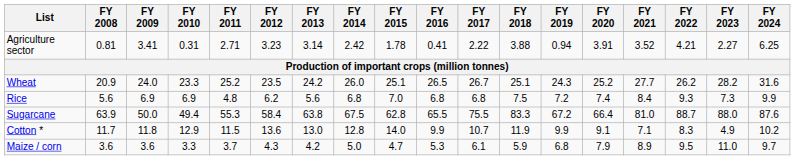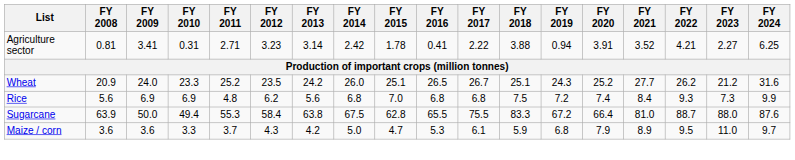(728, 83) 28.2 -> (728, 83) 21.2
- row: (25, 131)
